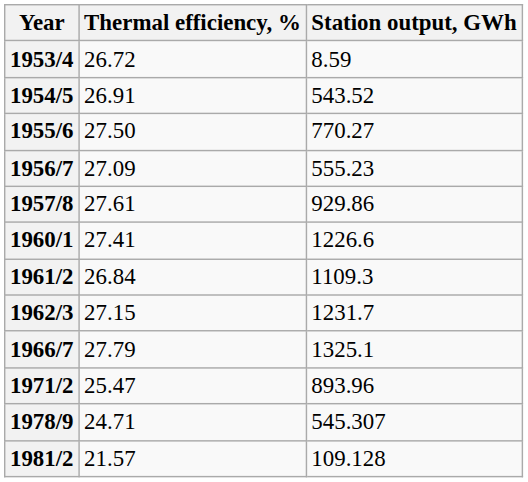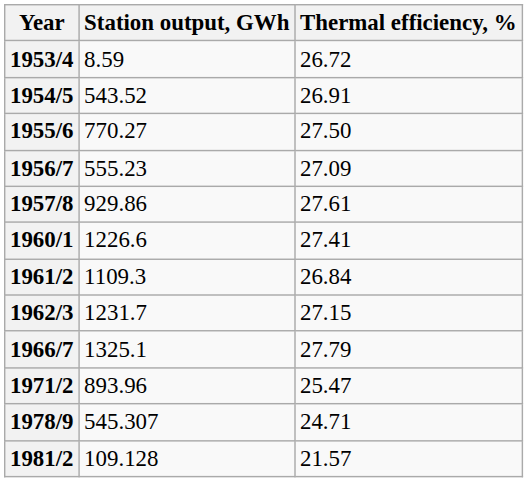columns swapped: (414, 22) <-> (192, 22)
